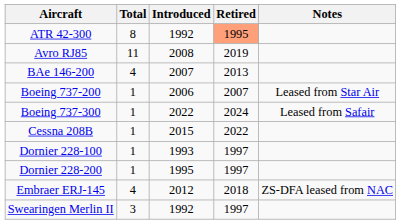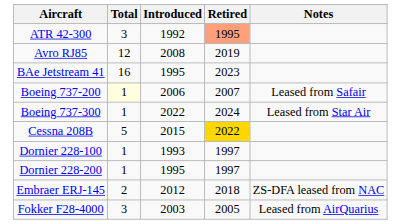(133, 33) 8 -> (124, 33) 3
(133, 53) 11 -> (124, 53) 12
- row: (61, 72)
+ row: (61, 72)
(133, 92) no background -> (124, 92) lightyellow background
(327, 92) Leased from Star Air -> (319, 92) Leased from Safair
(327, 111) Leased from Safair -> (319, 111) Leased from Star Air
(133, 131) 1 -> (124, 131) 5
(236, 131) no background -> (227, 131) gold background
(133, 190) 4 -> (124, 190) 2
+ row: (61, 209)
- row: (61, 209)
